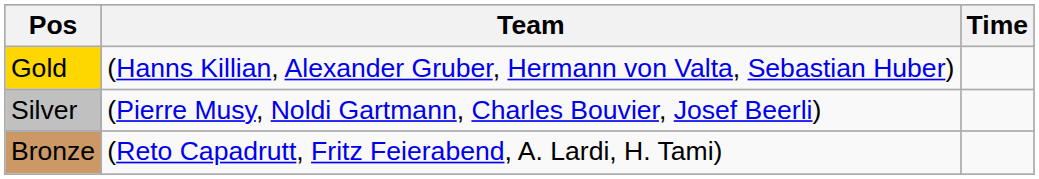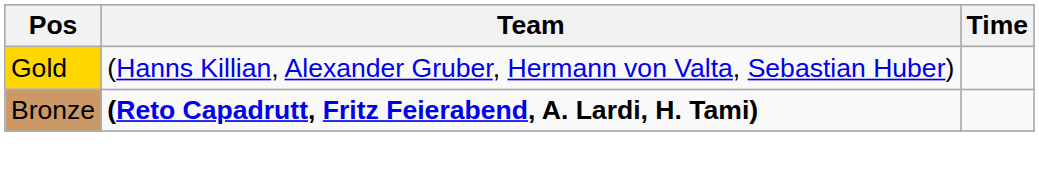- row: (44, 109)
(415, 151) normal -> (433, 109) bold
